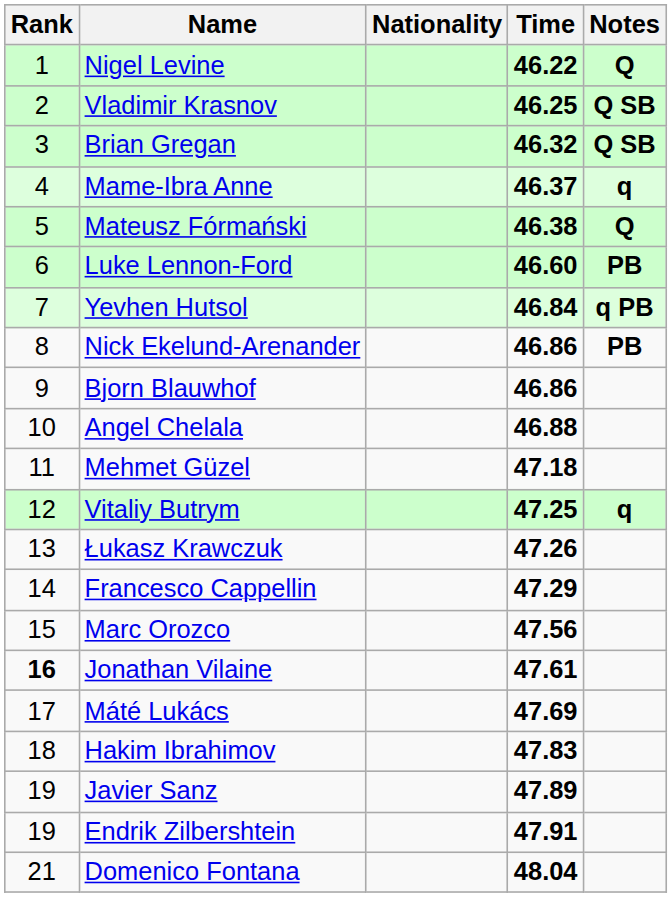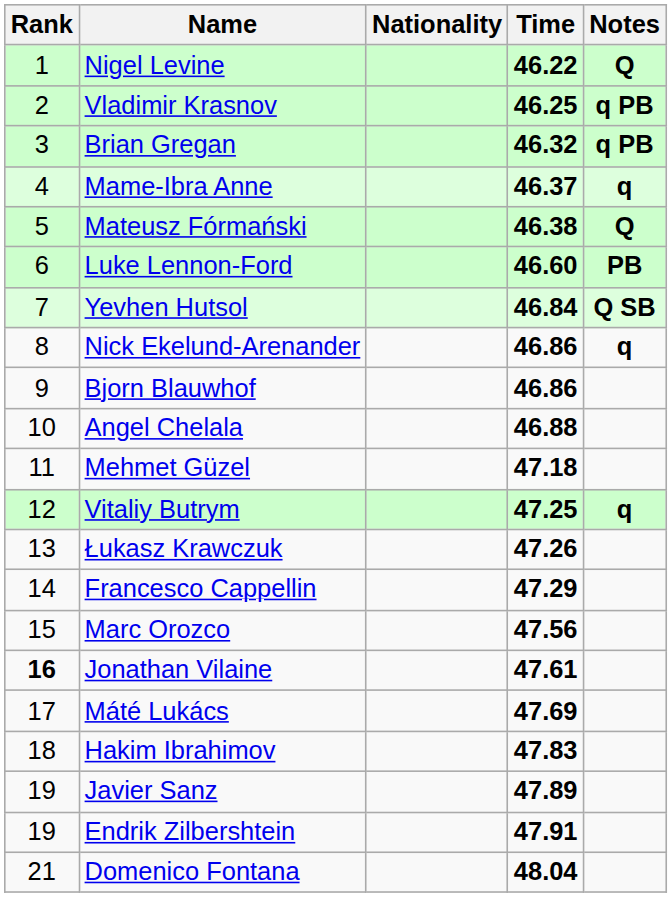(625, 105) Q SB -> (625, 105) q PB
(625, 145) Q SB -> (625, 145) q PB
(625, 307) q PB -> (625, 307) Q SB
(625, 347) PB -> (625, 347) q
